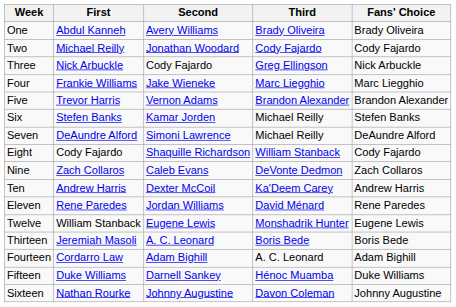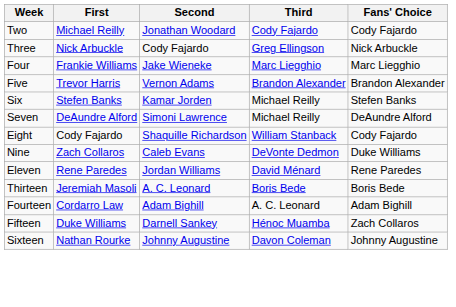- row: (17, 30)
(388, 170) Zach Collaros -> (386, 153) Duke Williams
- row: (16, 188)
- row: (24, 223)
(389, 275) Duke Williams -> (385, 223) Zach Collaros
